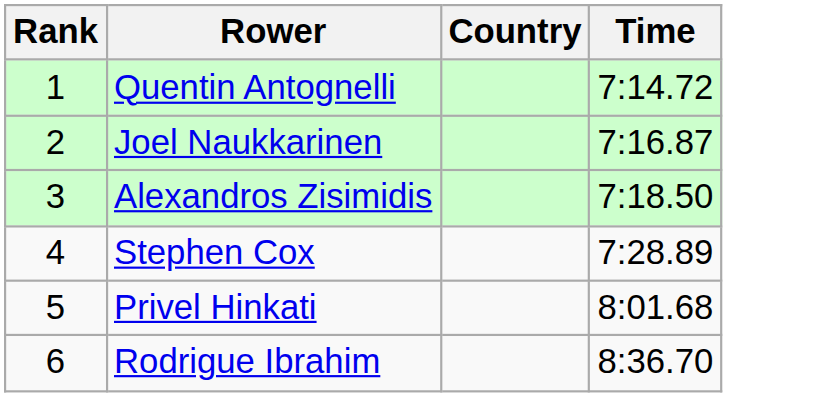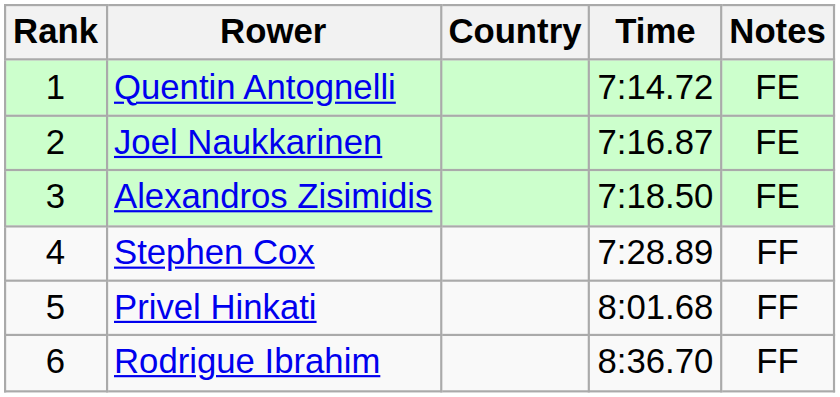+ column: (778, 32)
